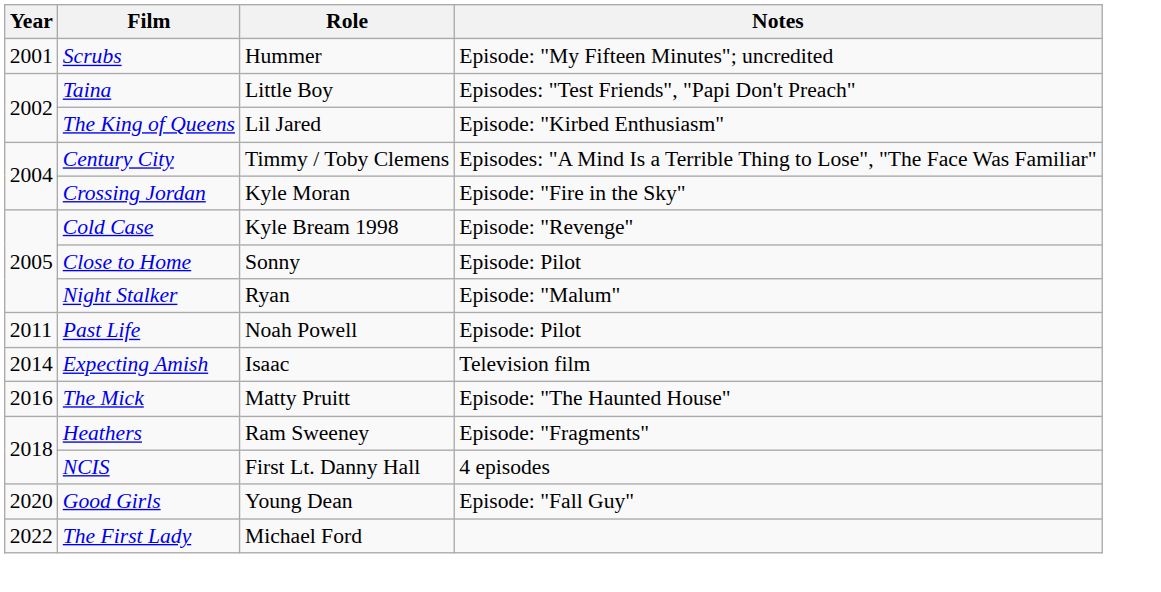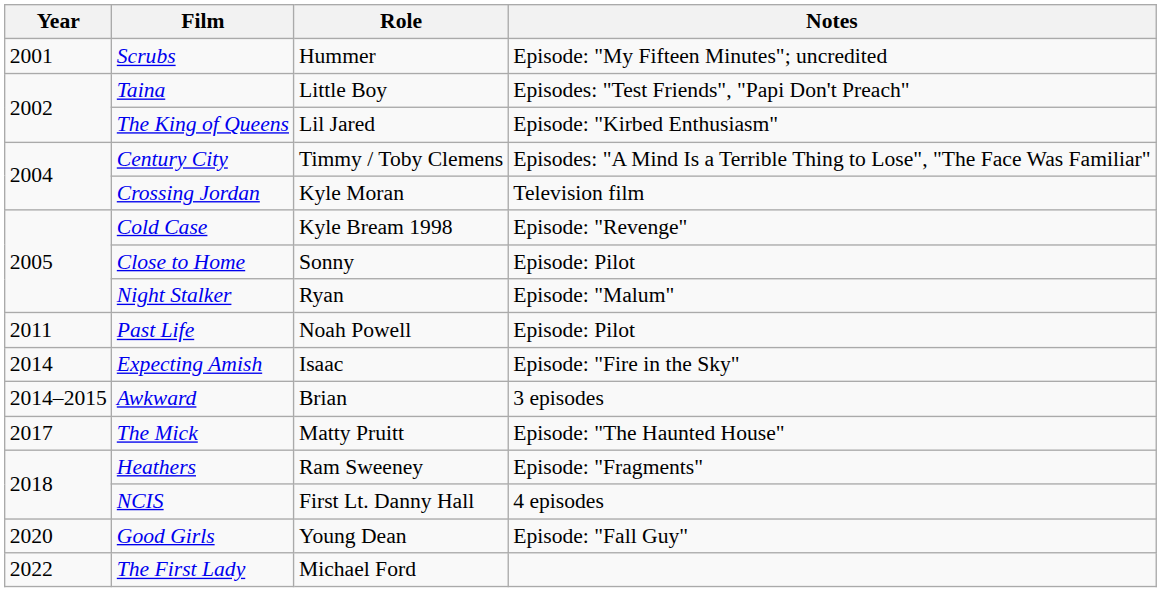(572, 192) Episode: "Fire in the Sky" -> (579, 192) Television film
(525, 364) Television film -> (626, 364) Episode: "Fire in the Sky"
+ row: (157, 398)
(31, 398) 2016 -> (31, 432) 2017
